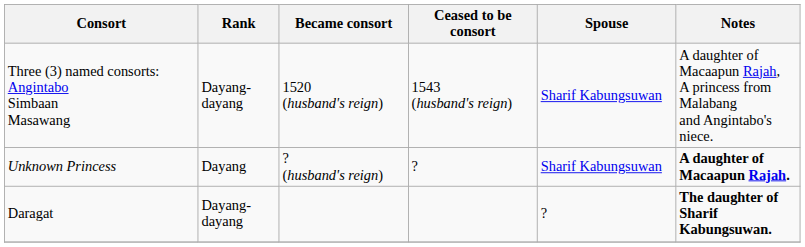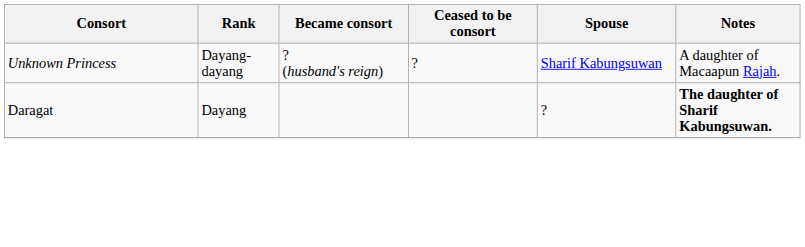- row: (84, 95)
(224, 166) Dayang -> (226, 63) Dayang-dayang
(735, 166) bold -> (730, 63) normal
(226, 214) Dayang-dayang -> (224, 110) Dayang
